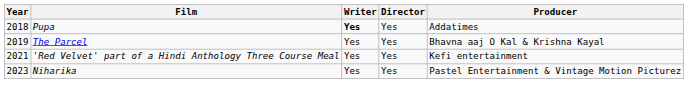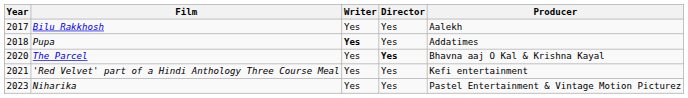+ row: (68, 27)
(17, 41) 2019 -> (17, 56) 2020
(389, 41) normal -> (389, 56) bold
